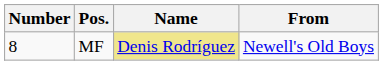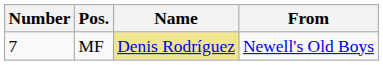(13, 45) 8 -> (13, 45) 7
